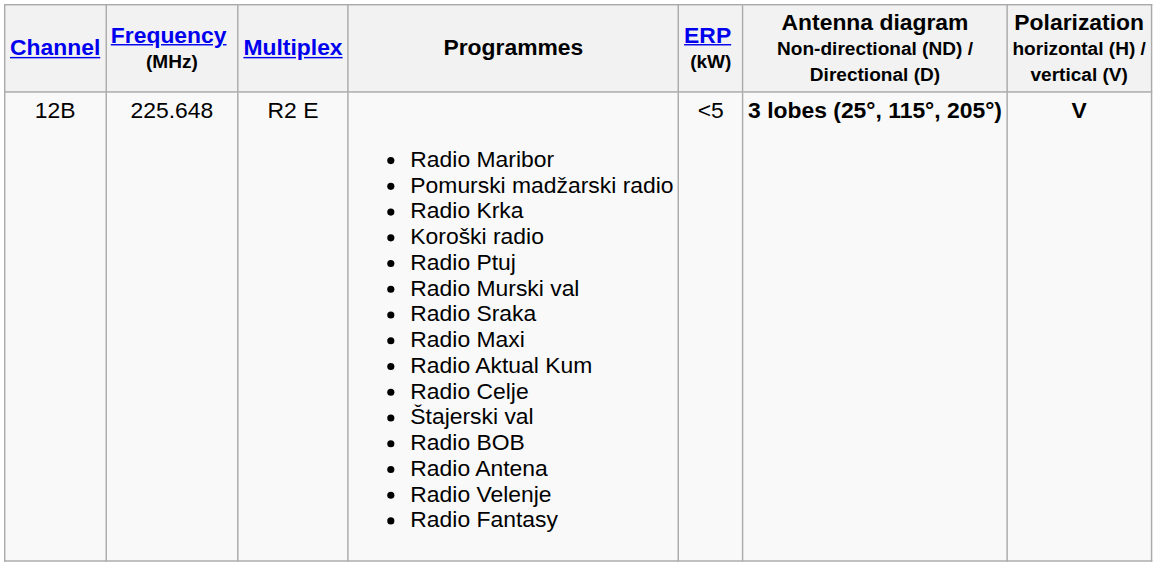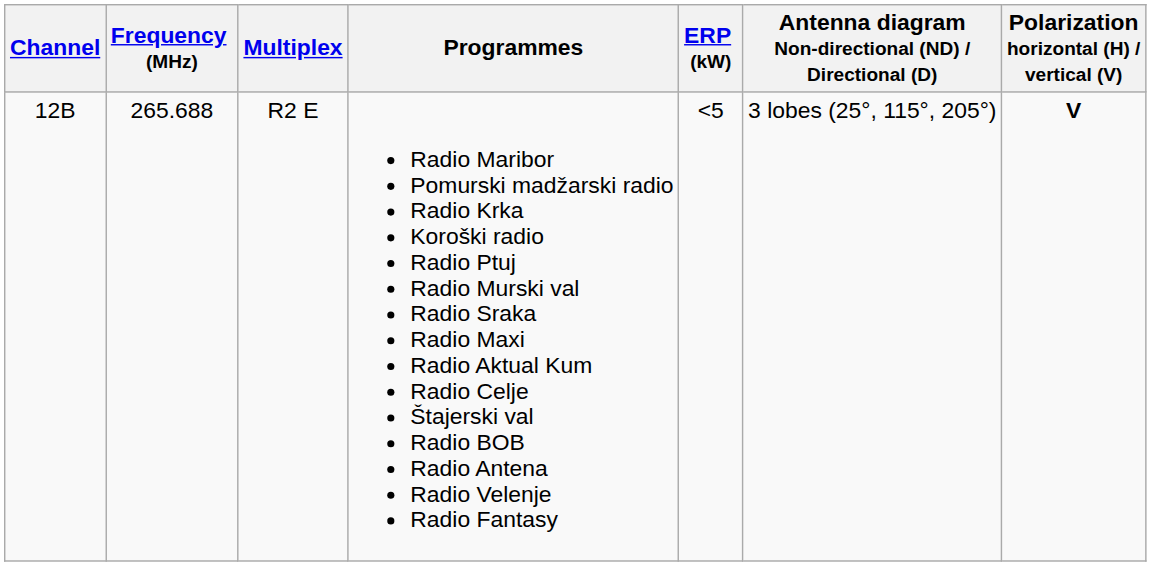(172, 110) 225.648 -> (172, 110) 265.688
(875, 110) bold -> (872, 110) normal
